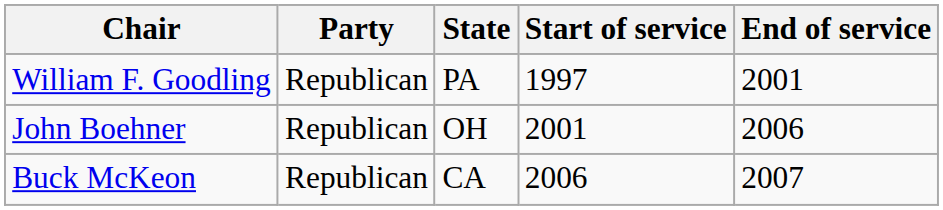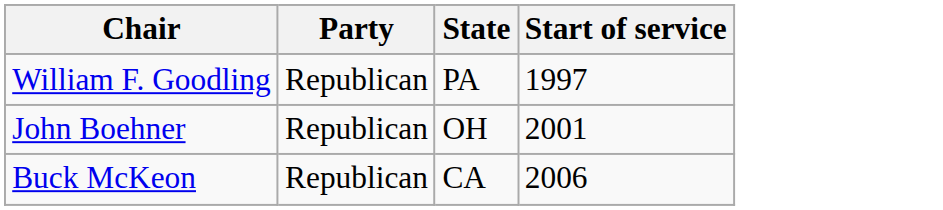- column: (836, 29)
